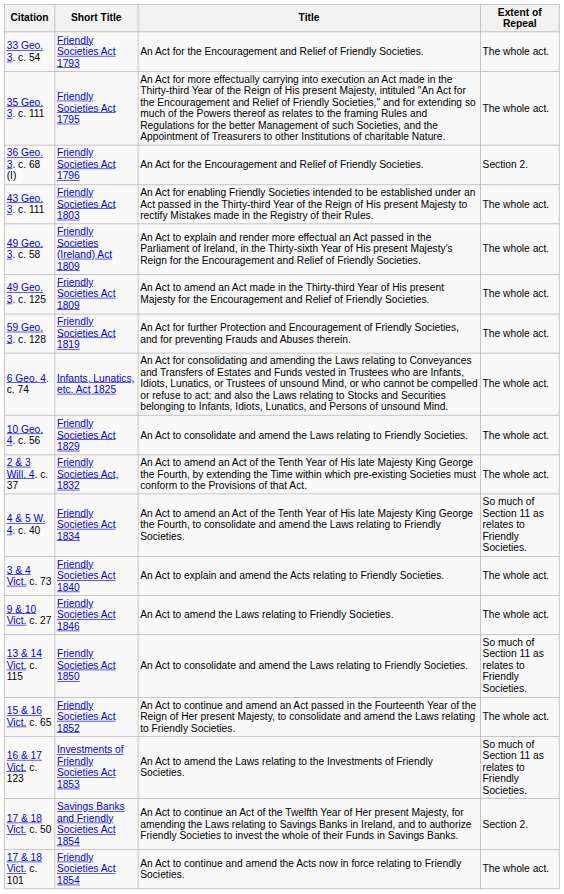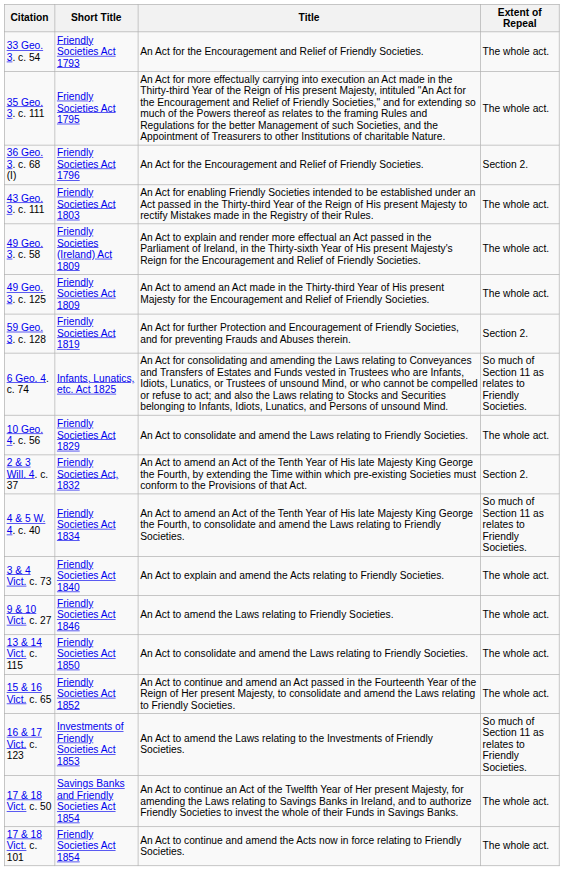(516, 333) The whole act. -> (505, 333) Section 2.
(516, 384) The whole act. -> (513, 384) So much of Section 11 as relates to Friendly Societies.
(516, 474) The whole act. -> (505, 474) Section 2.
(513, 666) So much of Section 11 as relates to Friendly Societies. -> (516, 654) The whole act.
(505, 824) Section 2. -> (516, 801) The whole act.
